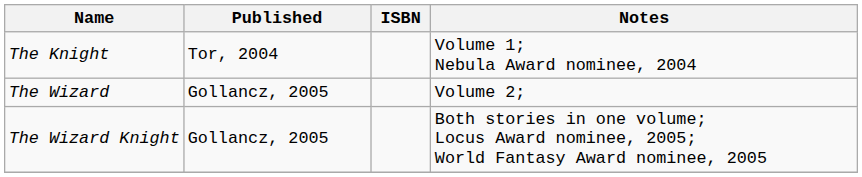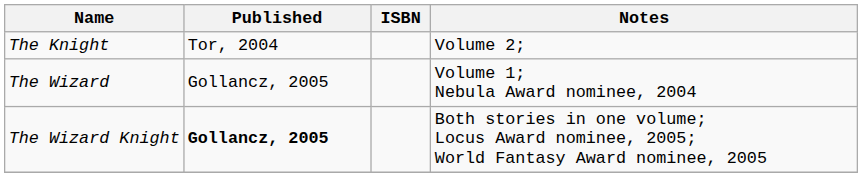(566, 55) Volume 1; Nebula Award nominee, 2004 -> (480, 46) Volume 2;
(480, 92) Volume 2; -> (566, 83) Volume 1; Nebula Award nominee, 2004
(258, 139) normal -> (258, 139) bold
